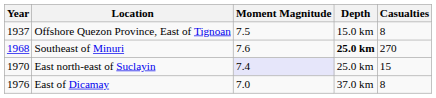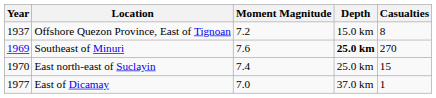(243, 31) 7.5 -> (243, 31) 7.2
(18, 48) 1968 -> (18, 48) 1969
(243, 66) lavender background -> (243, 66) no background
(18, 84) 1976 -> (18, 84) 1977
(383, 84) 8 -> (383, 84) 1
